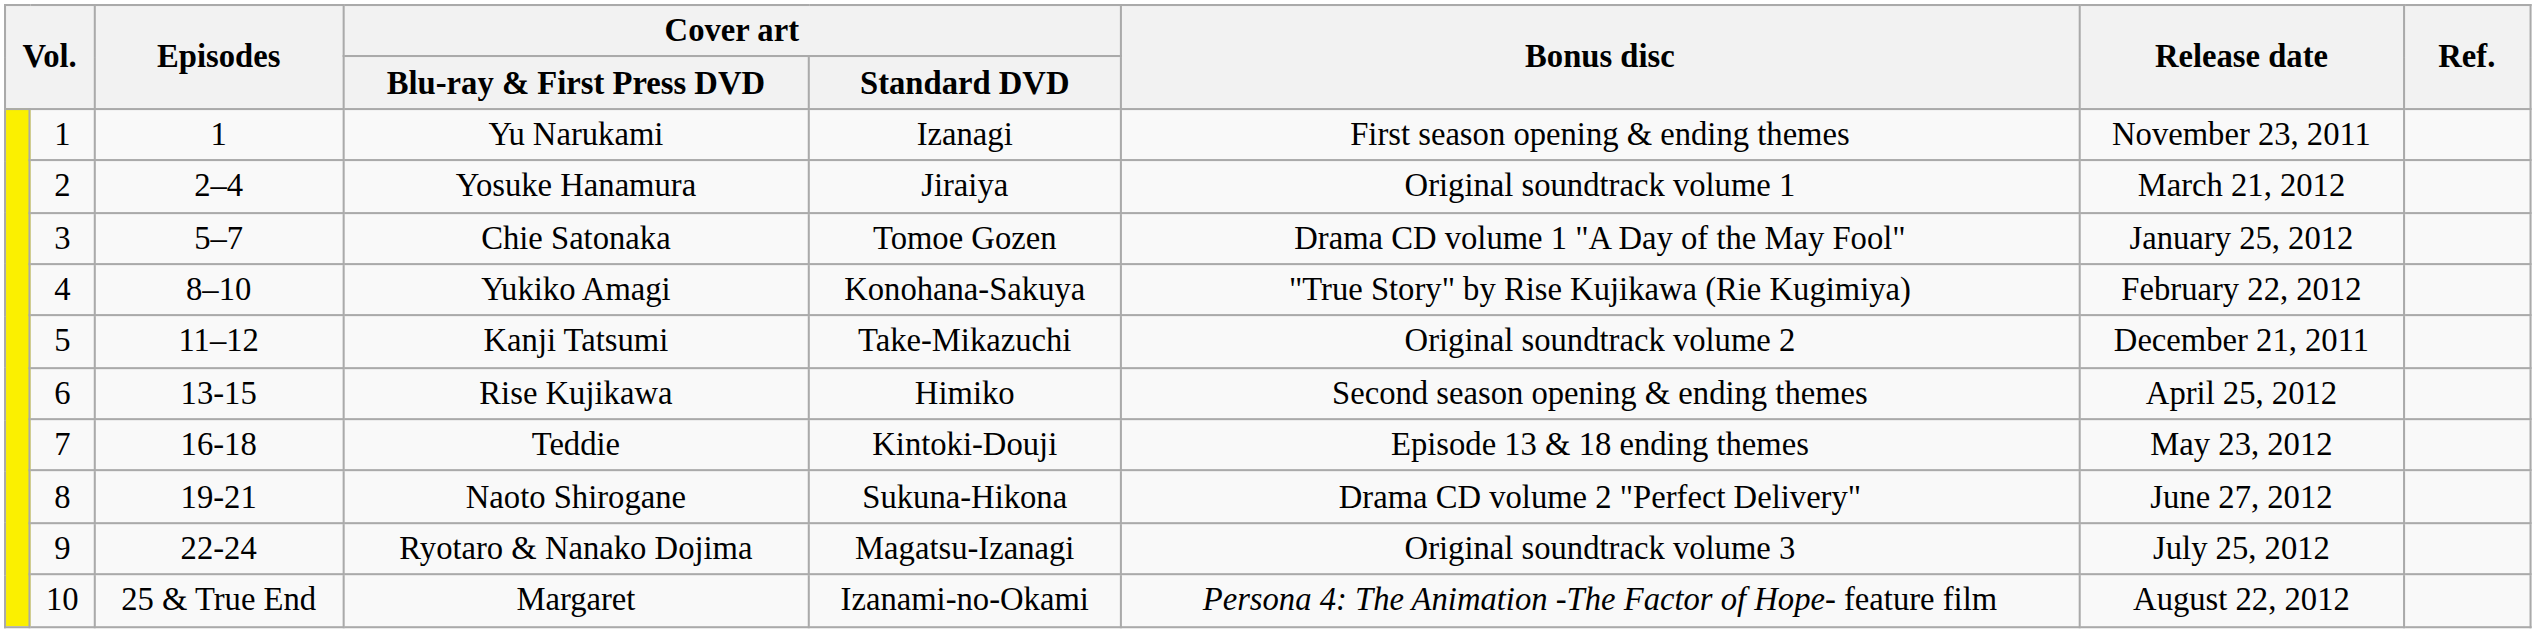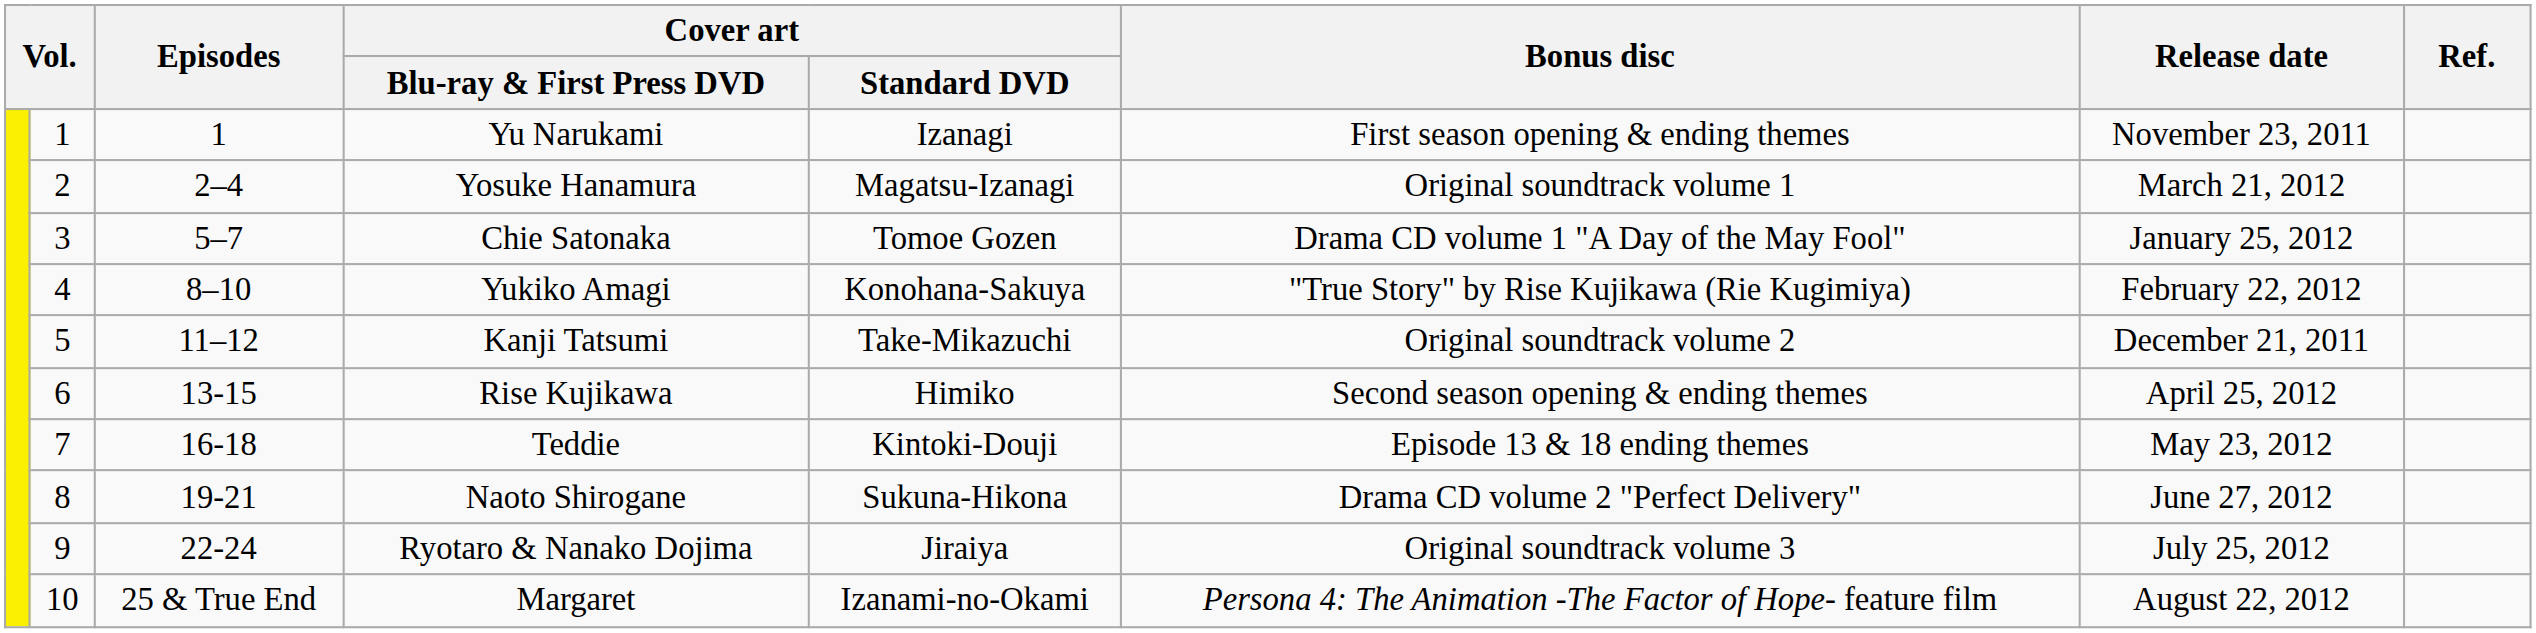(965, 185) Jiraiya -> (965, 185) Magatsu-Izanagi
(965, 548) Magatsu-Izanagi -> (965, 548) Jiraiya
